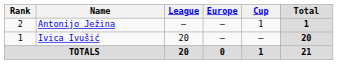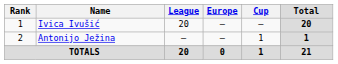rows swapped: (69, 39) <-> (77, 25)
